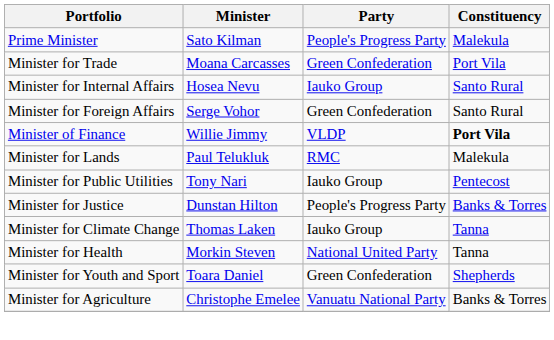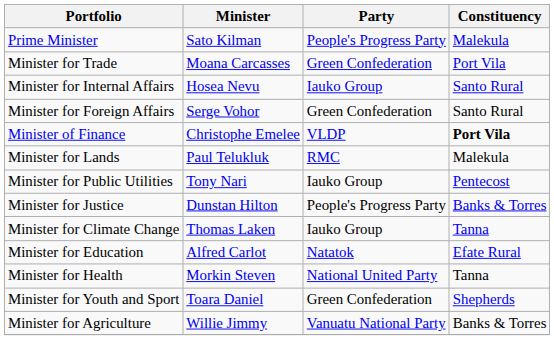(227, 134) Willie Jimmy -> (243, 134) Christophe Emelee
+ row: (76, 252)
(243, 299) Christophe Emelee -> (227, 323) Willie Jimmy
